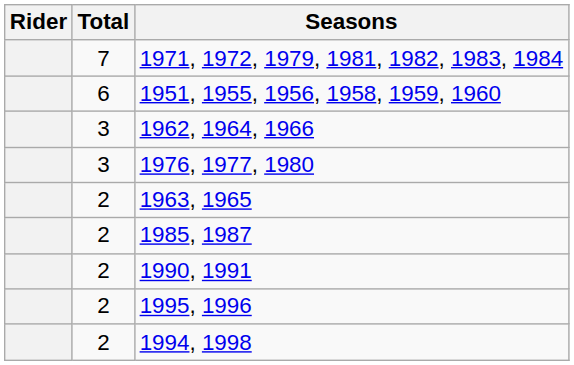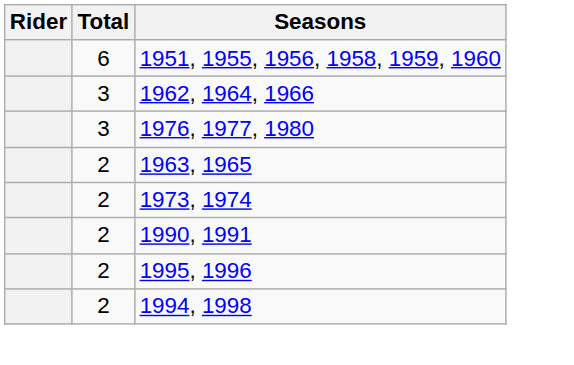- row: (351, 57)
+ row: (196, 199)
- row: (196, 235)
